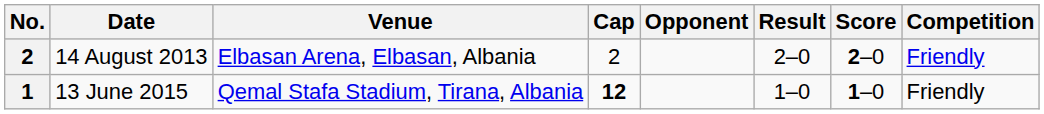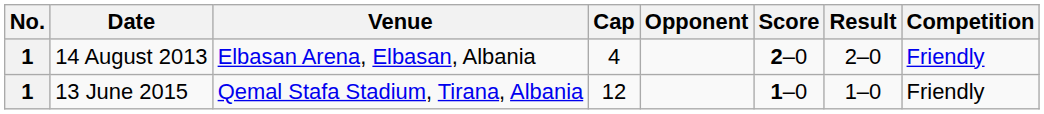columns swapped: (866, 21) <-> (792, 21)
(27, 56) 2 -> (27, 56) 1
(614, 56) 2 -> (614, 56) 4
(614, 91) bold -> (614, 91) normal
